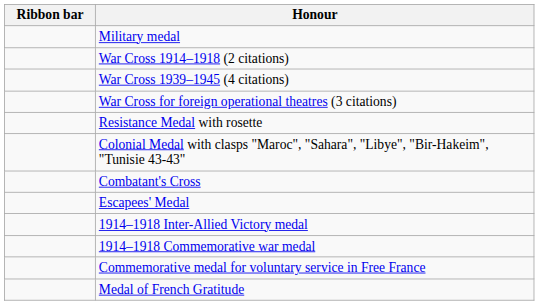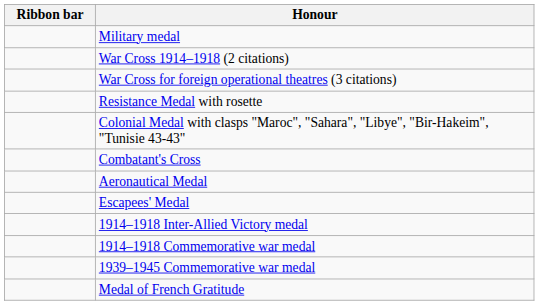- row: (194, 79)
+ row: (153, 181)
+ row: (207, 267)
- row: (262, 267)
